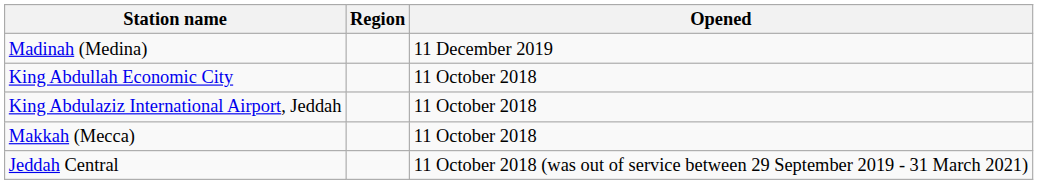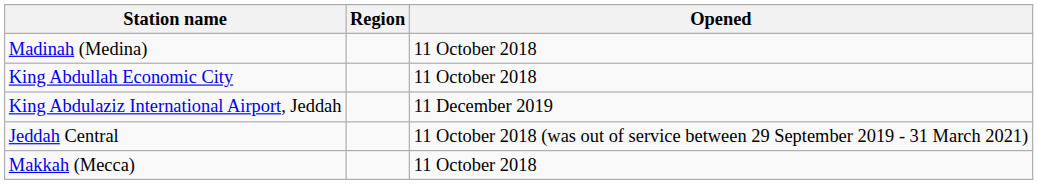(483, 48) 11 December 2019 -> (475, 48) 11 October 2018
(475, 106) 11 October 2018 -> (483, 106) 11 December 2019
rows swapped: (64, 164) <-> (72, 135)
